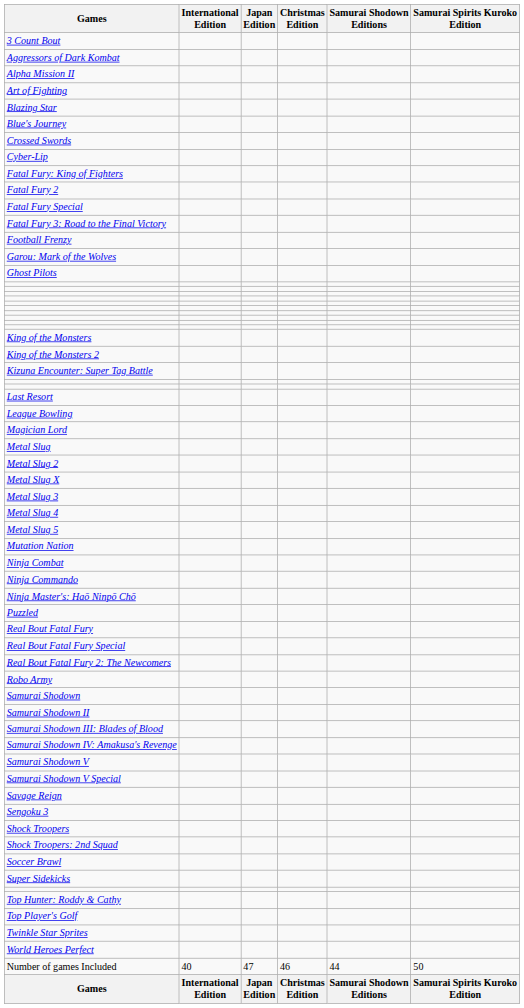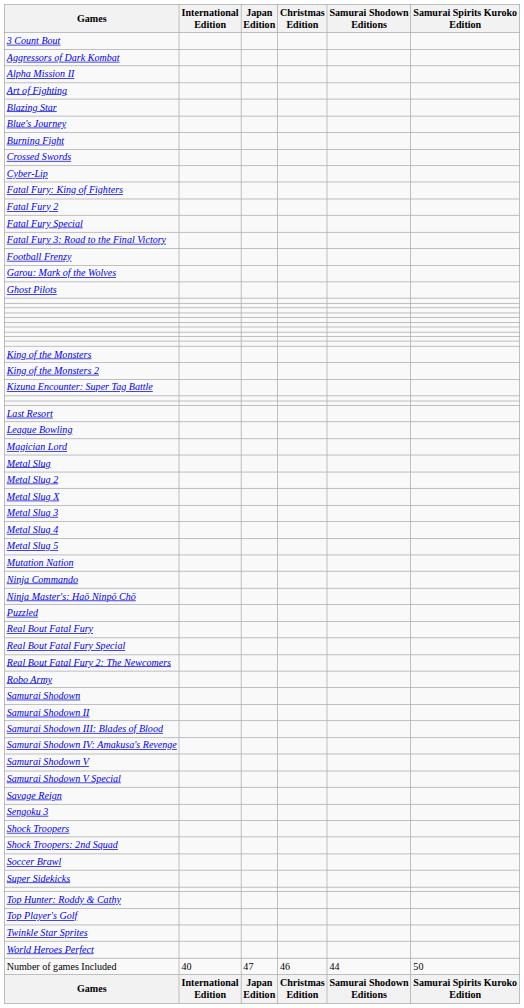+ row: (35, 140)
- row: (35, 562)
